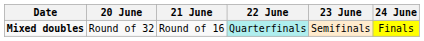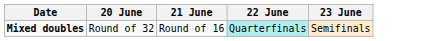- column: (396, 12)
